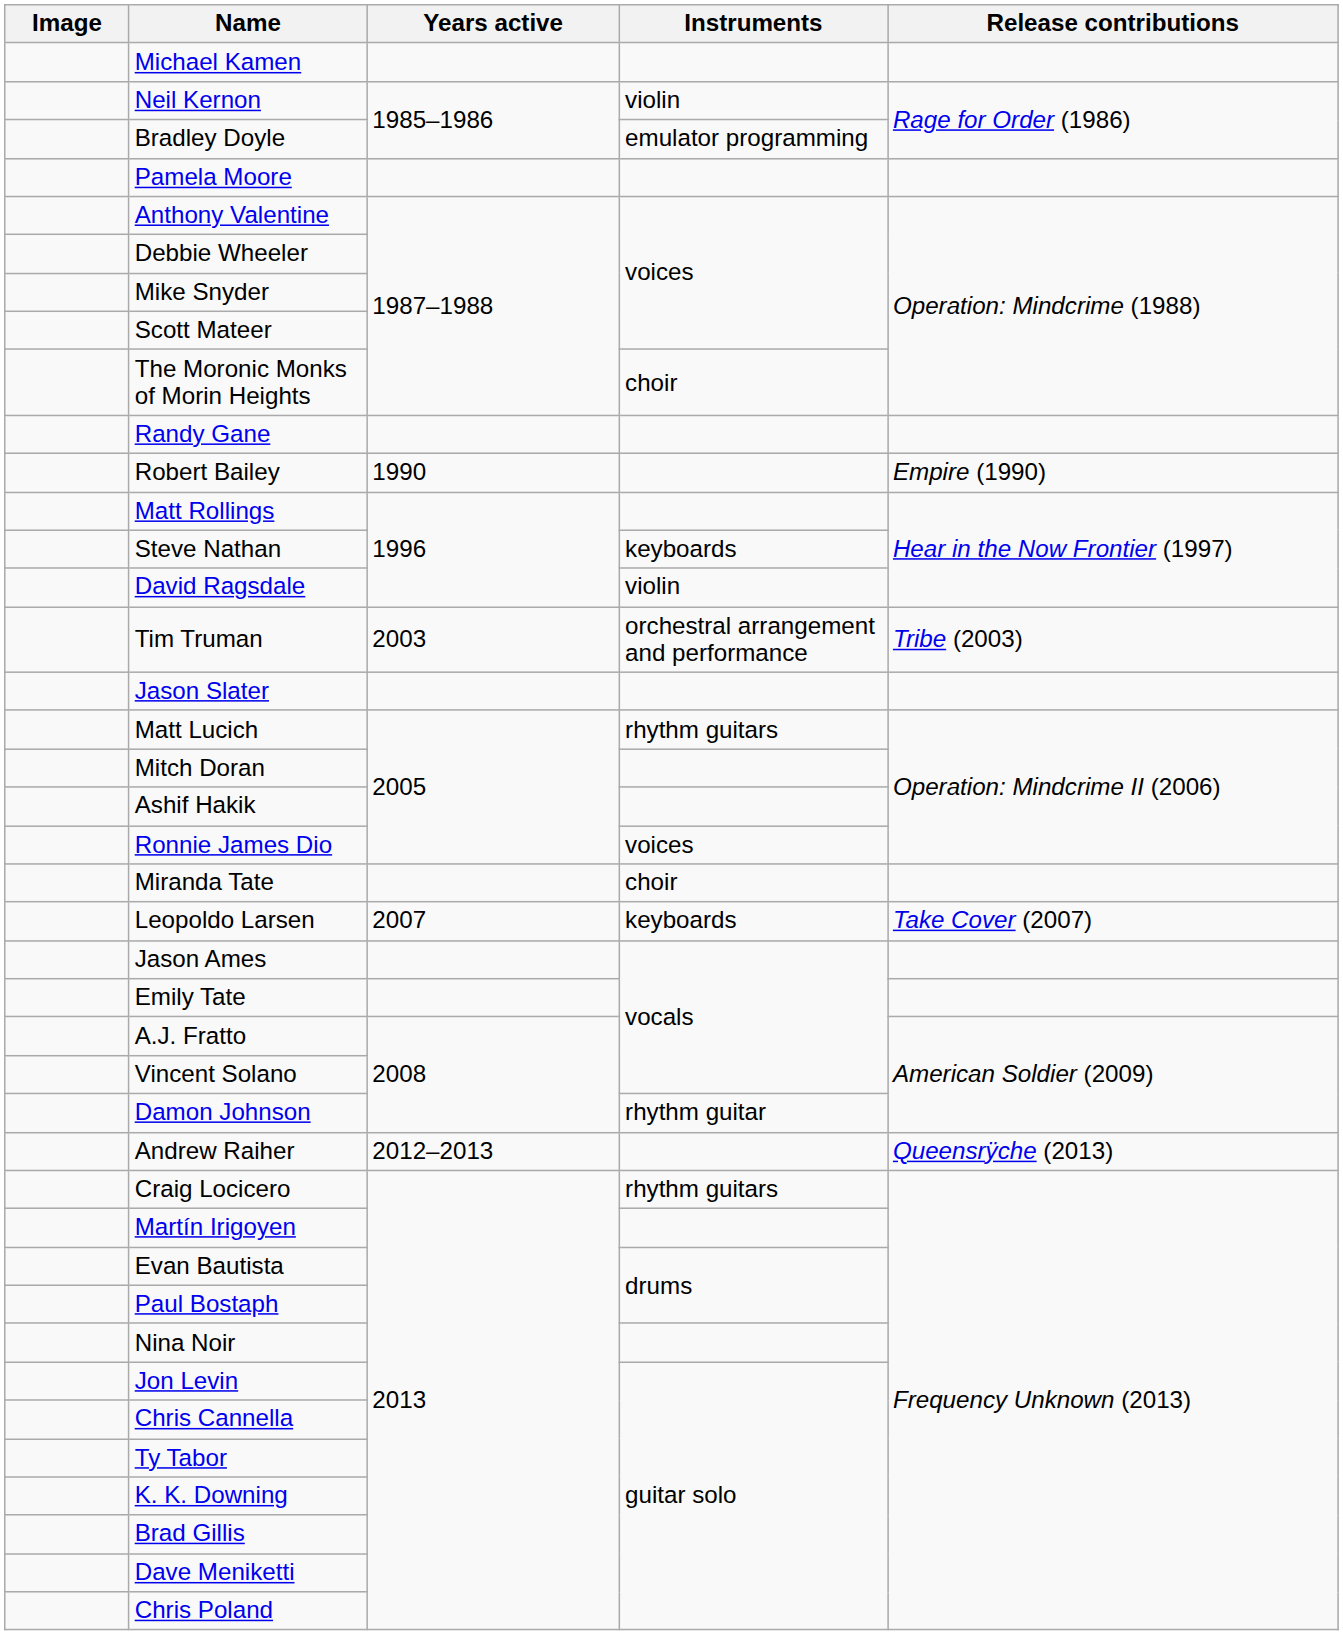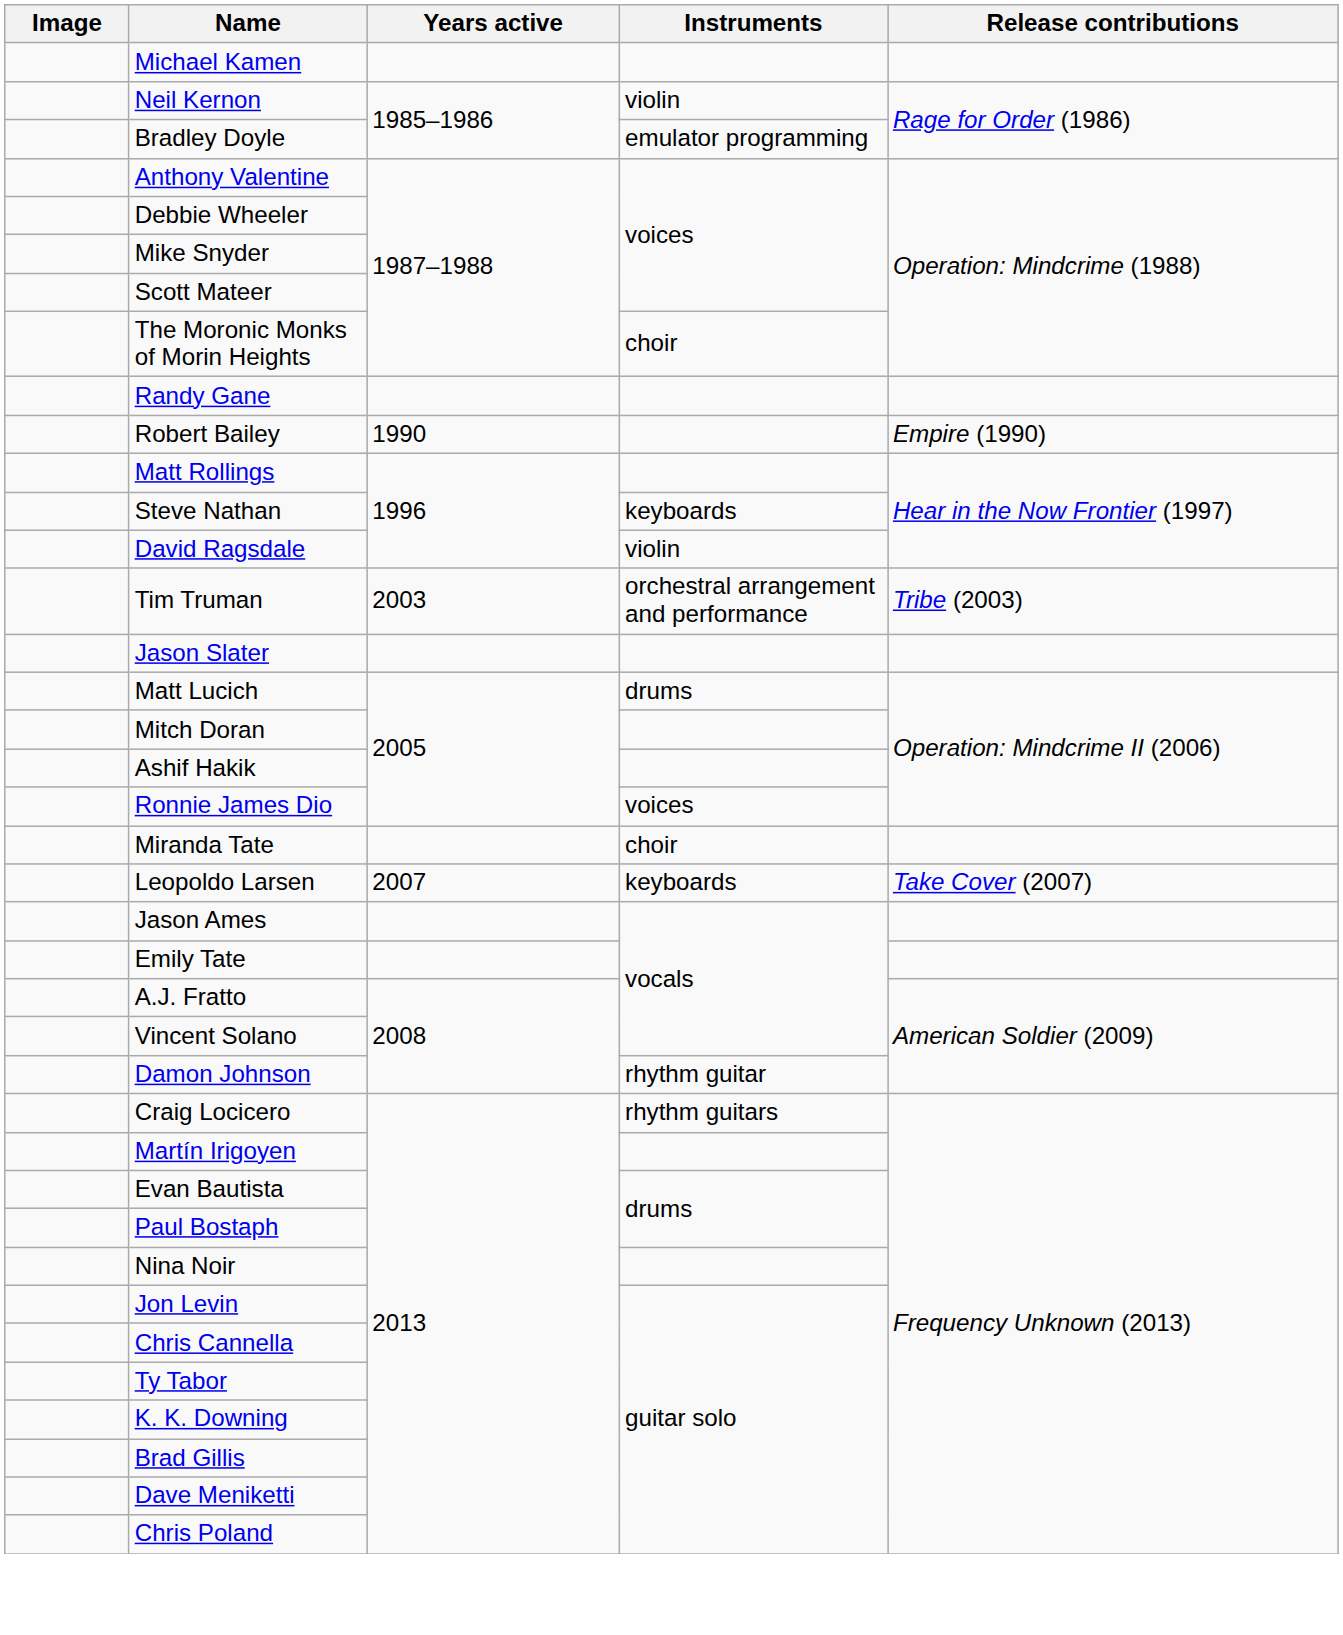- row: (213, 176)
(702, 729) rhythm guitars -> (659, 691) drums
- row: (215, 1150)
